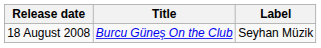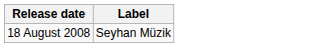- column: (164, 14)
